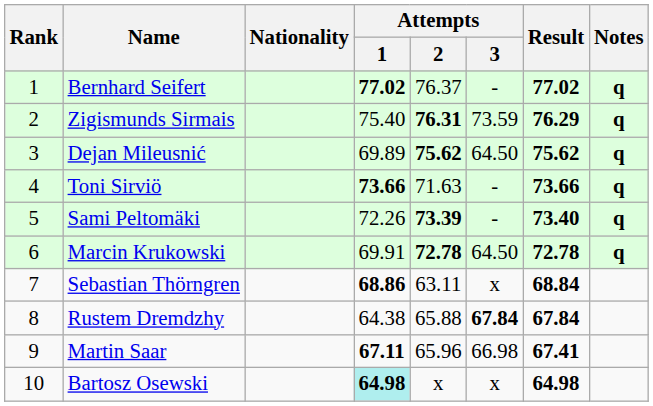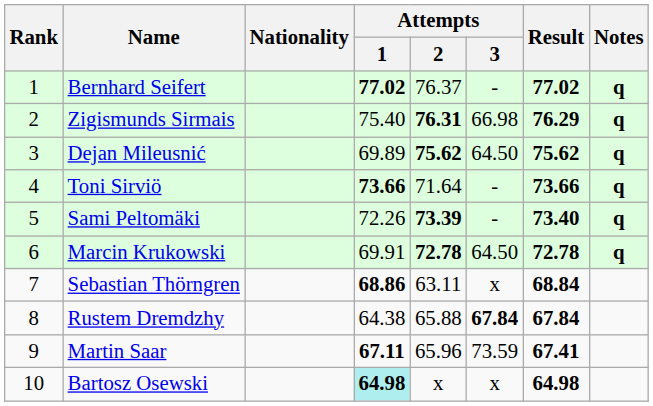(495, 119) 73.59 -> (495, 119) 66.98
(438, 185) 71.63 -> (438, 185) 71.64
(495, 350) 66.98 -> (495, 350) 73.59
